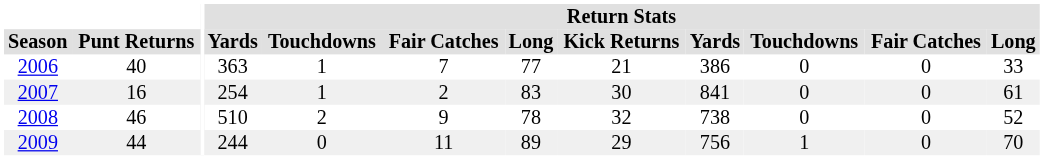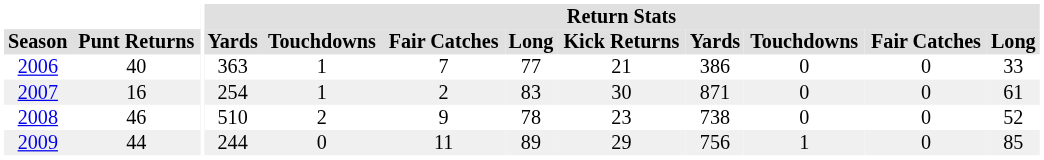(715, 92) 841 -> (715, 92) 871
(621, 117) 32 -> (621, 117) 23
(1013, 142) 70 -> (1013, 142) 85
